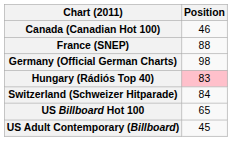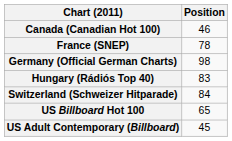(204, 45) 88 -> (204, 45) 78
(204, 78) pink background -> (204, 78) no background
